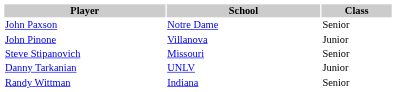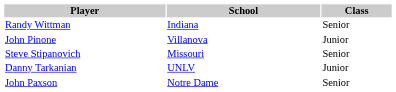rows swapped: (31, 25) <-> (38, 82)
